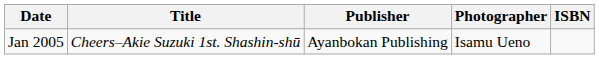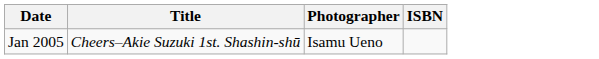- column: (378, 16)
